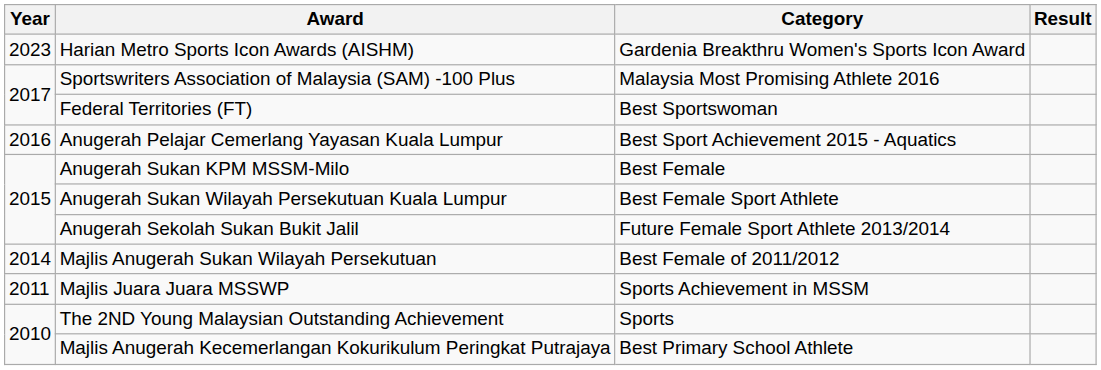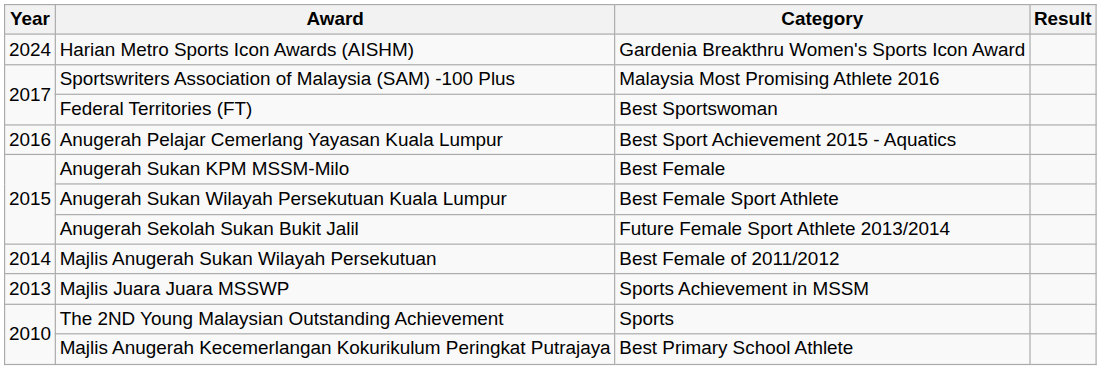(30, 49) 2023 -> (30, 49) 2024
(29, 288) 2011 -> (30, 288) 2013
